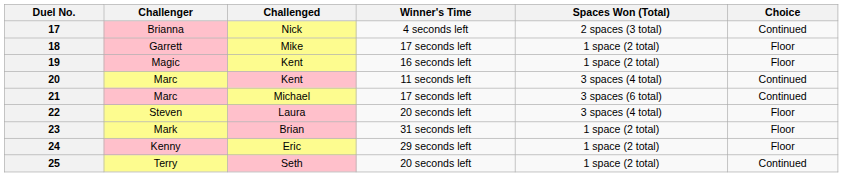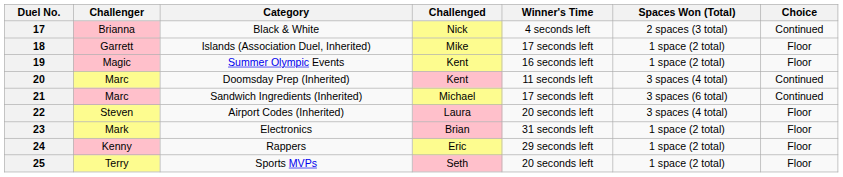+ column: (286, 12)
(783, 163) Continued -> (799, 163) Floor
